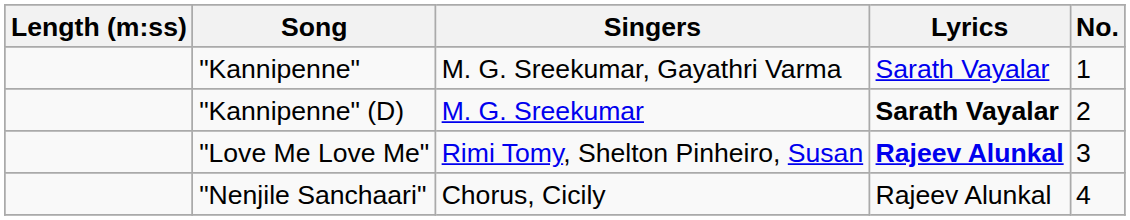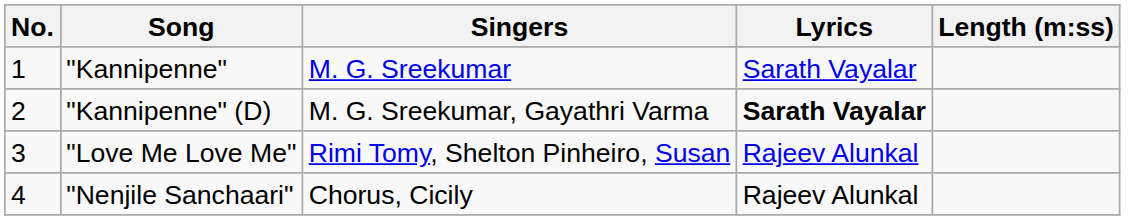columns swapped: (1097, 26) <-> (99, 26)
(642, 68) M. G. Sreekumar, Gayathri Varma -> (410, 68) M. G. Sreekumar
(543, 110) M. G. Sreekumar -> (509, 110) M. G. Sreekumar, Gayathri Varma
(970, 152) bold -> (831, 152) normal
